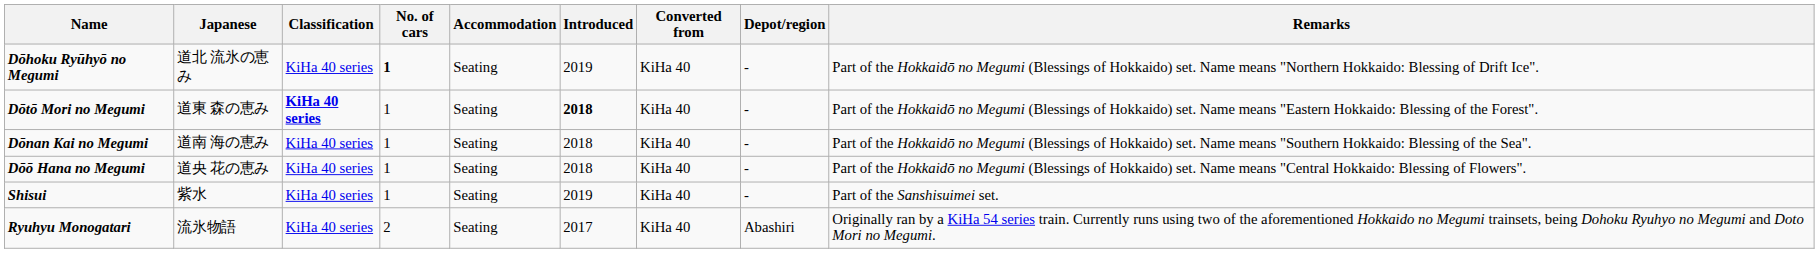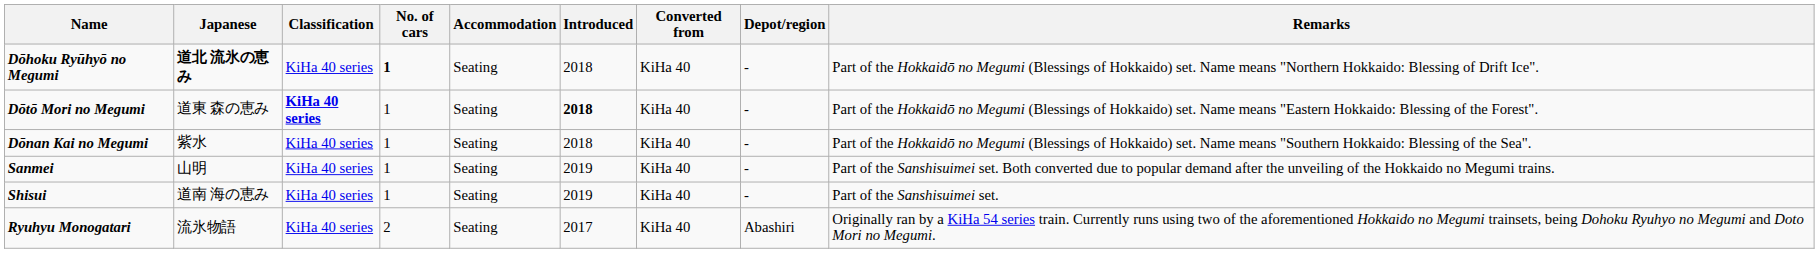(223, 66) normal -> (223, 66) bold
(578, 67) 2019 -> (578, 67) 2018
(223, 142) 道南 海の恵み -> (192, 142) 紫水
- row: (76, 168)
+ row: (31, 168)
(192, 194) 紫水 -> (223, 194) 道南 海の恵み
